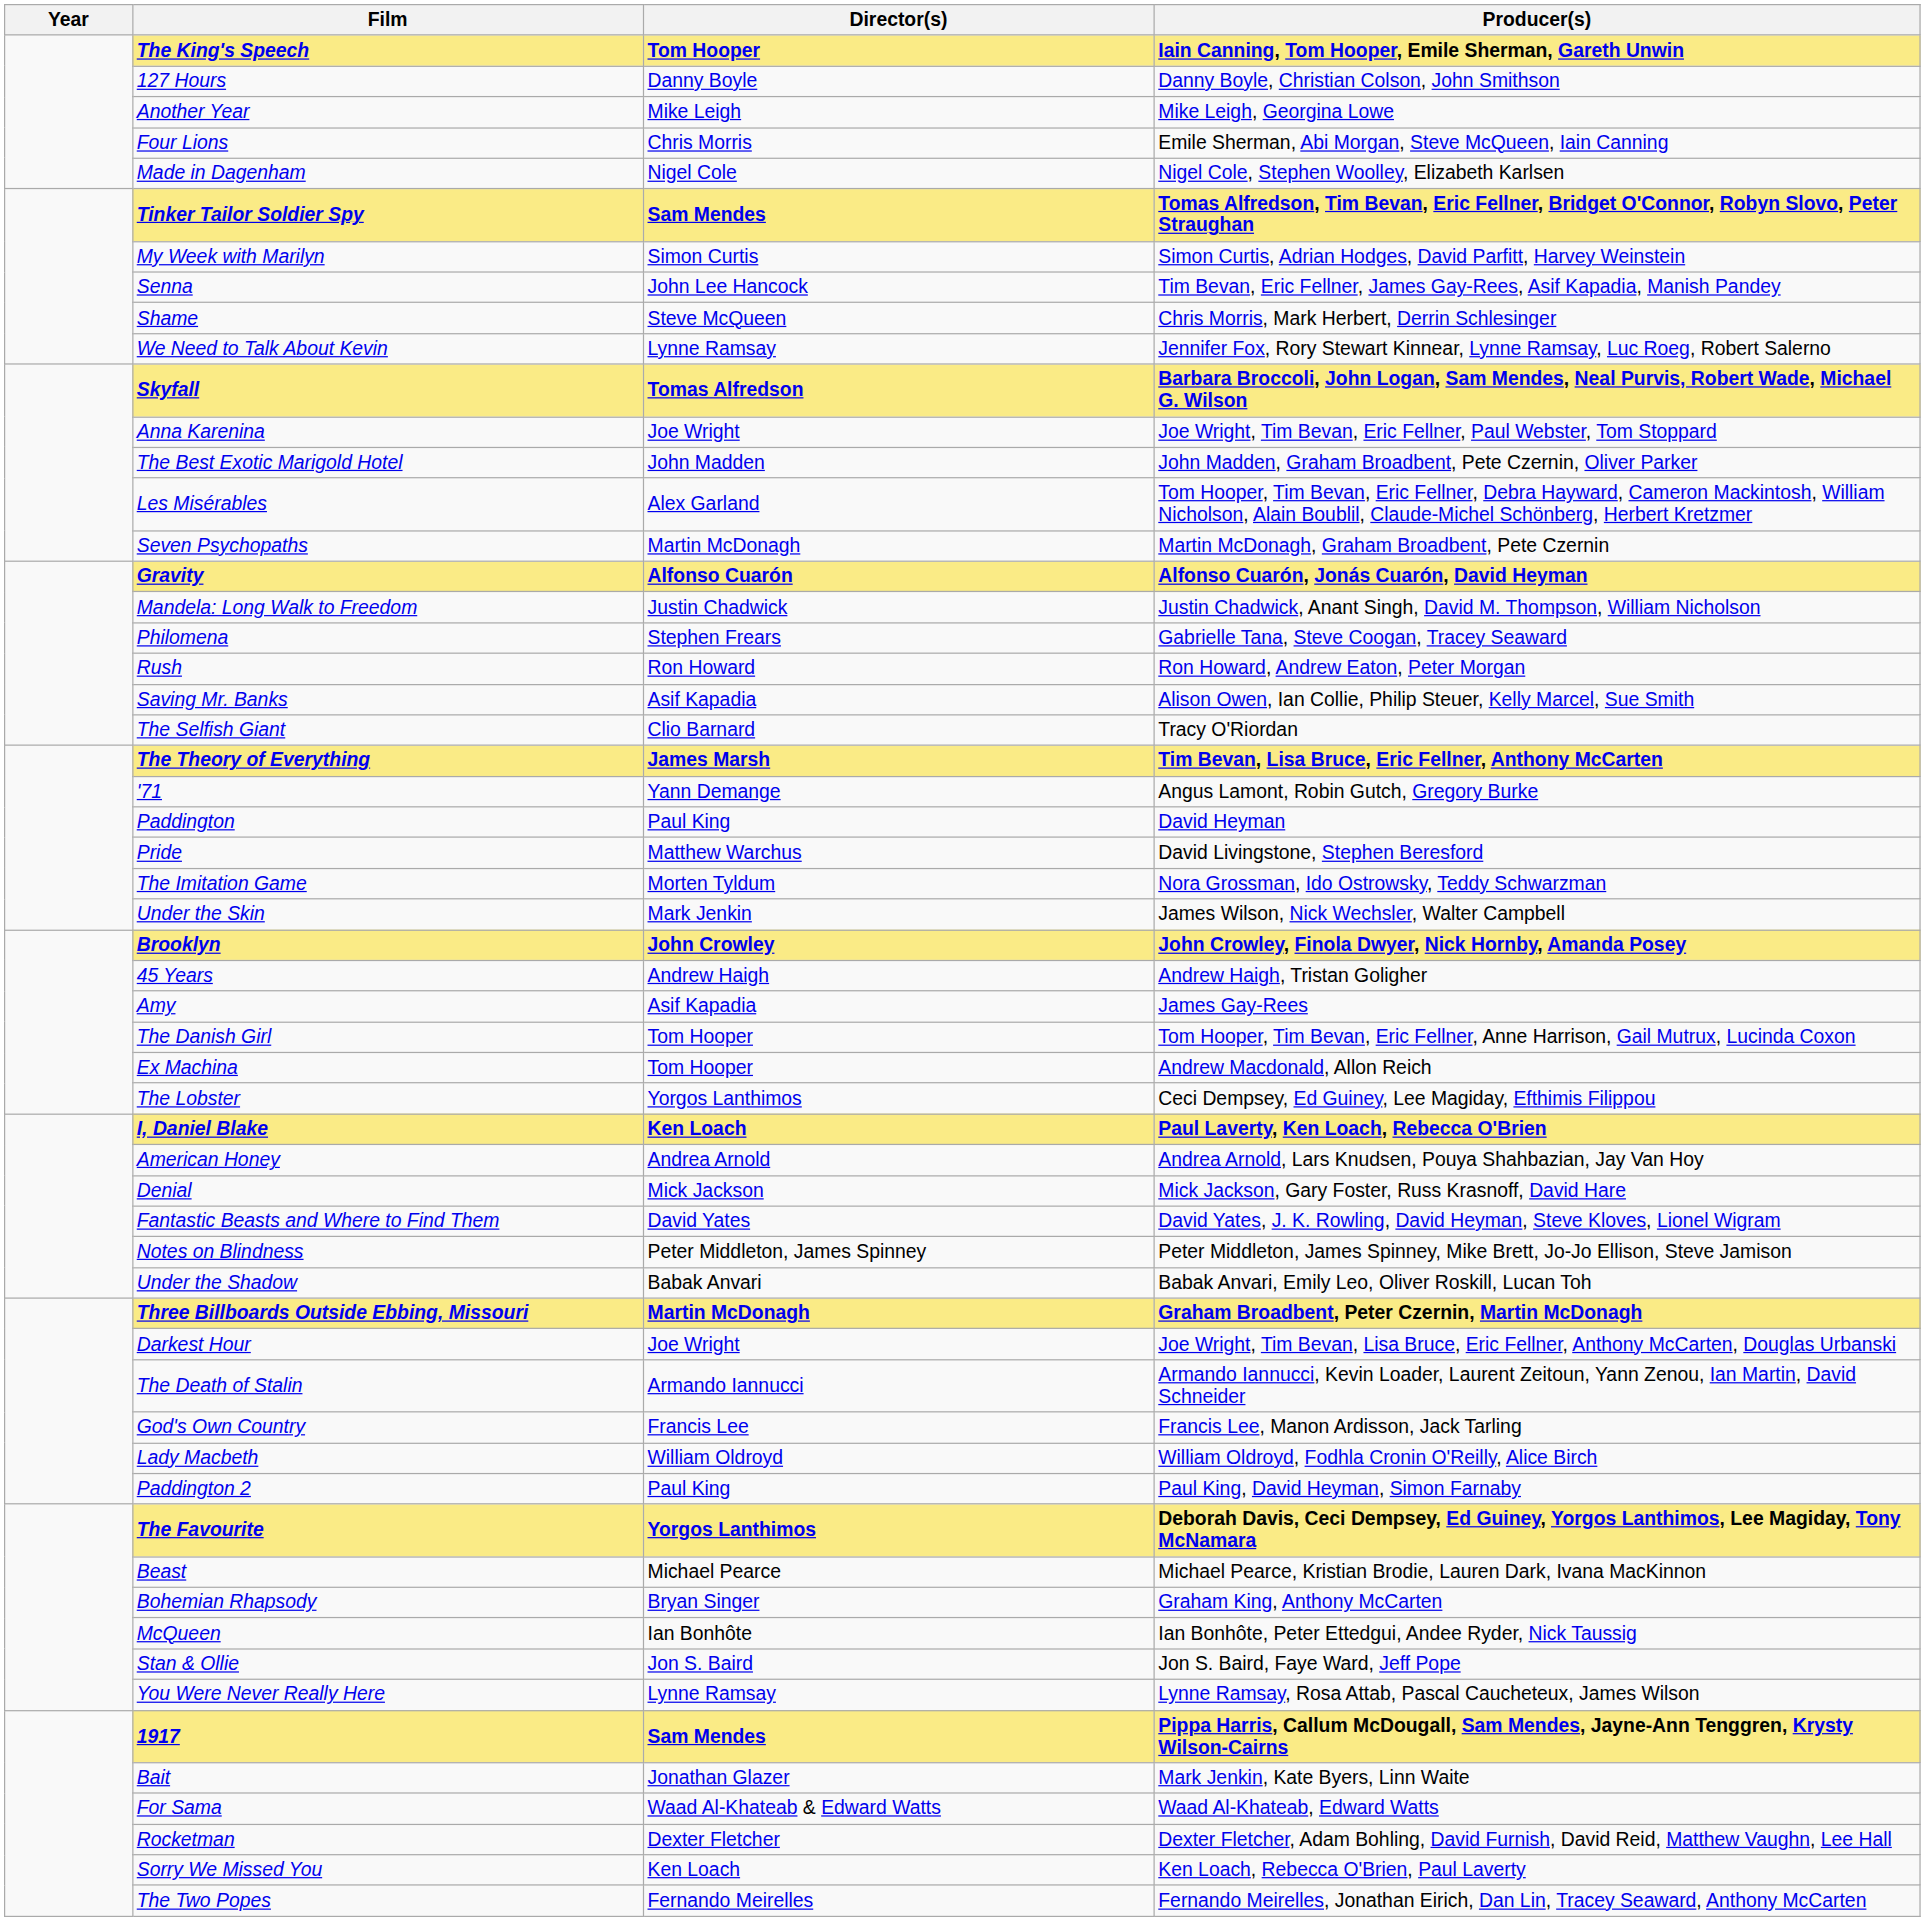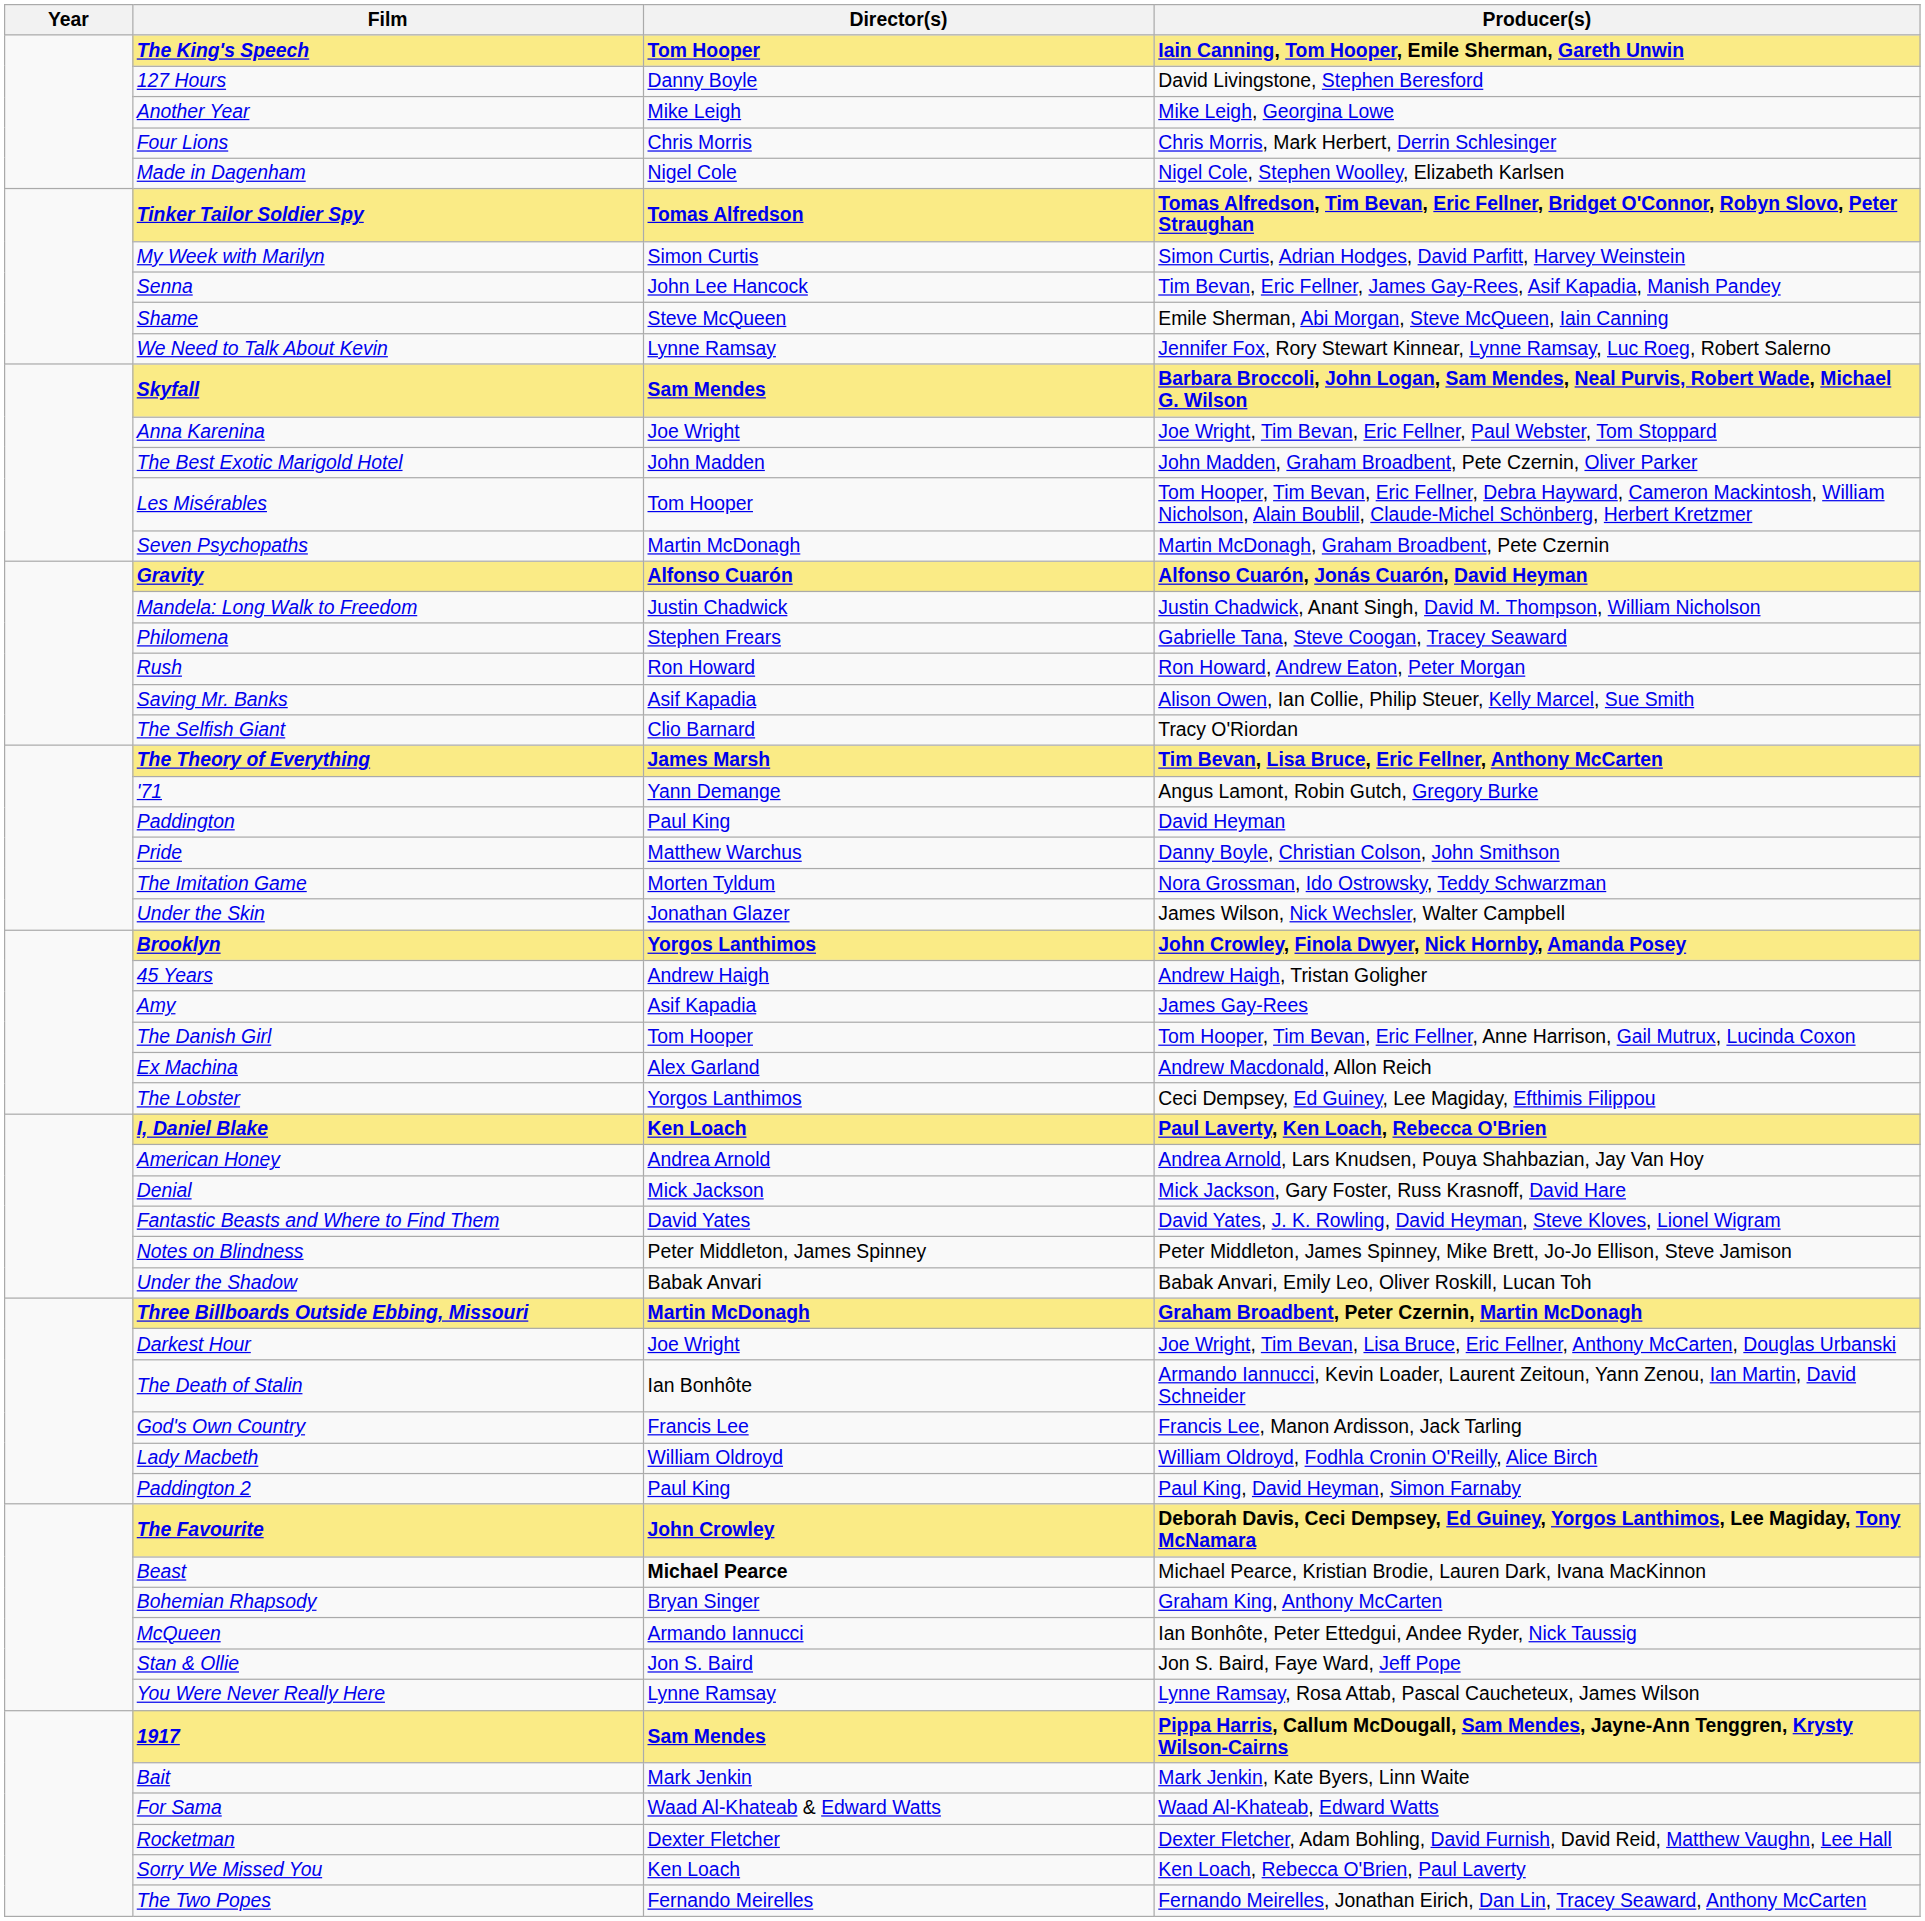(1359, 81) Danny Boyle, Christian Colson, John Smithson -> (1321, 81) David Livingstone, Stephen Beresford
(1413, 142) Emile Sherman, Abi Morgan, Steve McQueen, Iain Canning -> (1357, 142) Chris Morris, Mark Herbert, Derrin Schlesinger
(707, 214) Sam Mendes -> (726, 214) Tomas Alfredson
(1357, 317) Chris Morris, Mark Herbert, Derrin Schlesinger -> (1413, 317) Emile Sherman, Abi Morgan, Steve McQueen, Iain Canning
(726, 390) Tomas Alfredson -> (707, 390) Sam Mendes
(703, 504) Alex Garland -> (700, 504) Tom Hooper
(1321, 852) David Livingstone, Stephen Beresford -> (1359, 852) Danny Boyle, Christian Colson, John Smithson
(700, 914) Mark Jenkin -> (719, 914) Jonathan Glazer
(711, 944) John Crowley -> (732, 944) Yorgos Lanthimos
(700, 1067) Tom Hooper -> (703, 1067) Alex Garland
(726, 1385) Armando Iannucci -> (700, 1385) Ian Bonhôte
(732, 1530) Yorgos Lanthimos -> (711, 1530) John Crowley
(714, 1571) normal -> (717, 1571) bold
(700, 1633) Ian Bonhôte -> (726, 1633) Armando Iannucci
(719, 1777) Jonathan Glazer -> (700, 1777) Mark Jenkin
